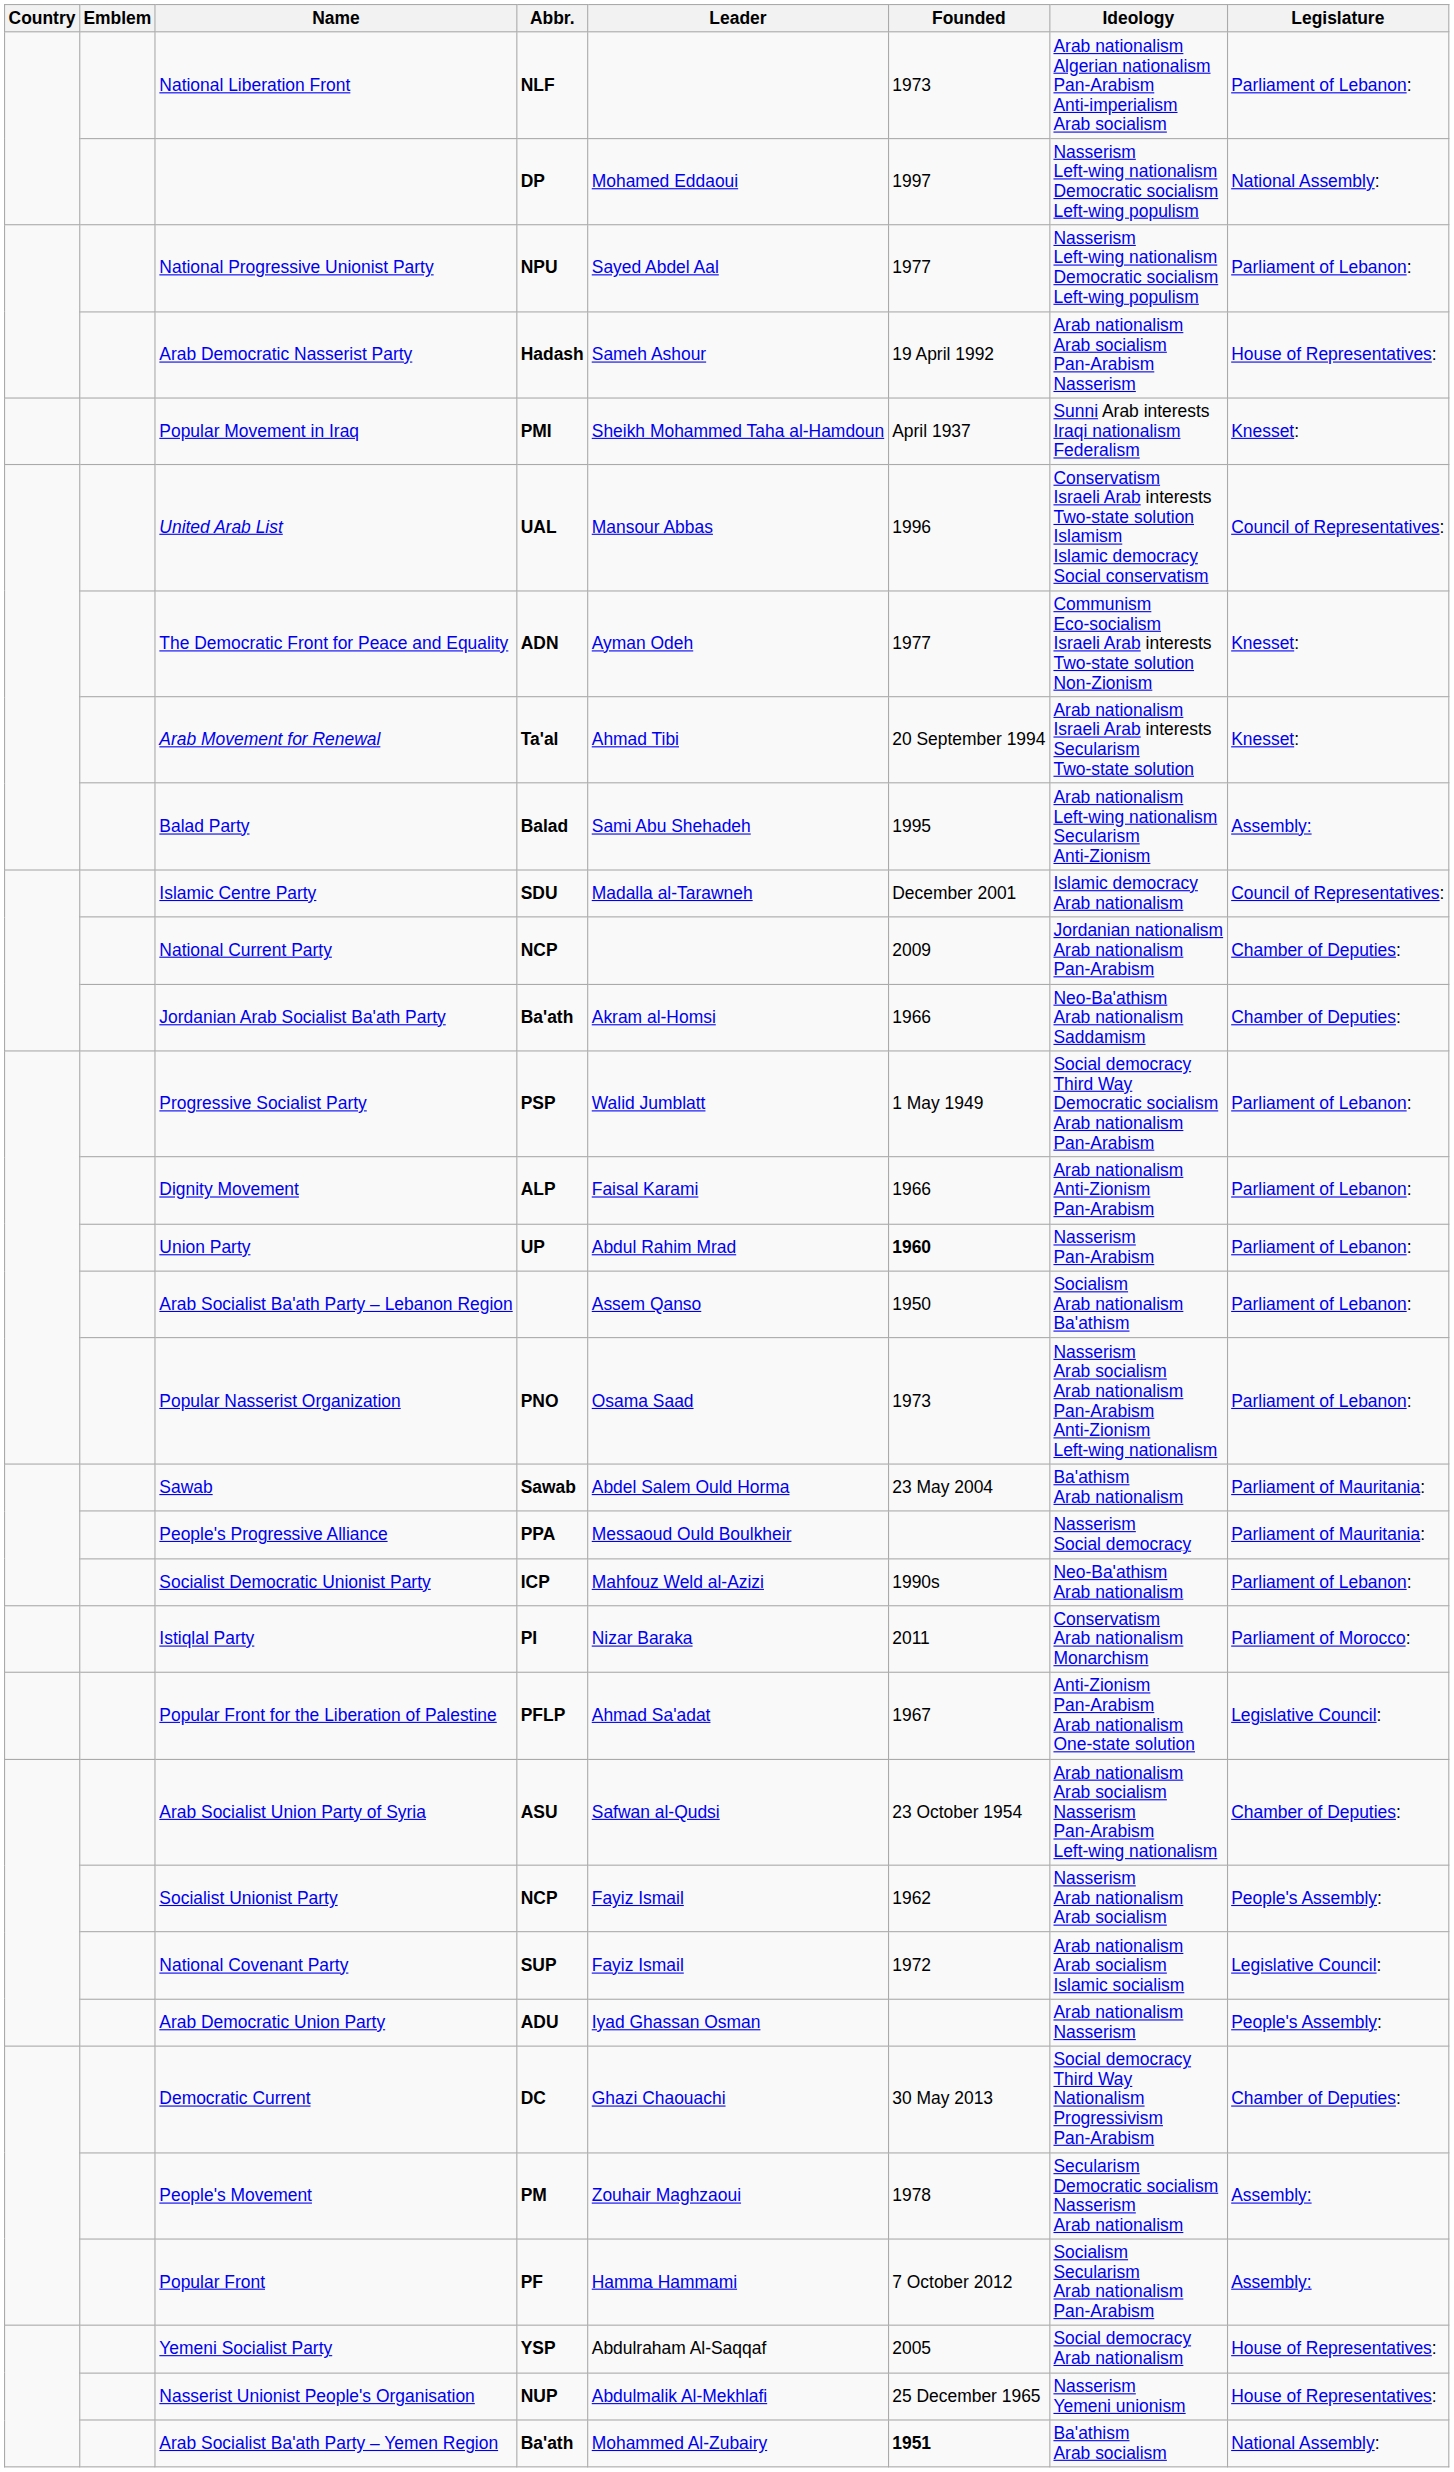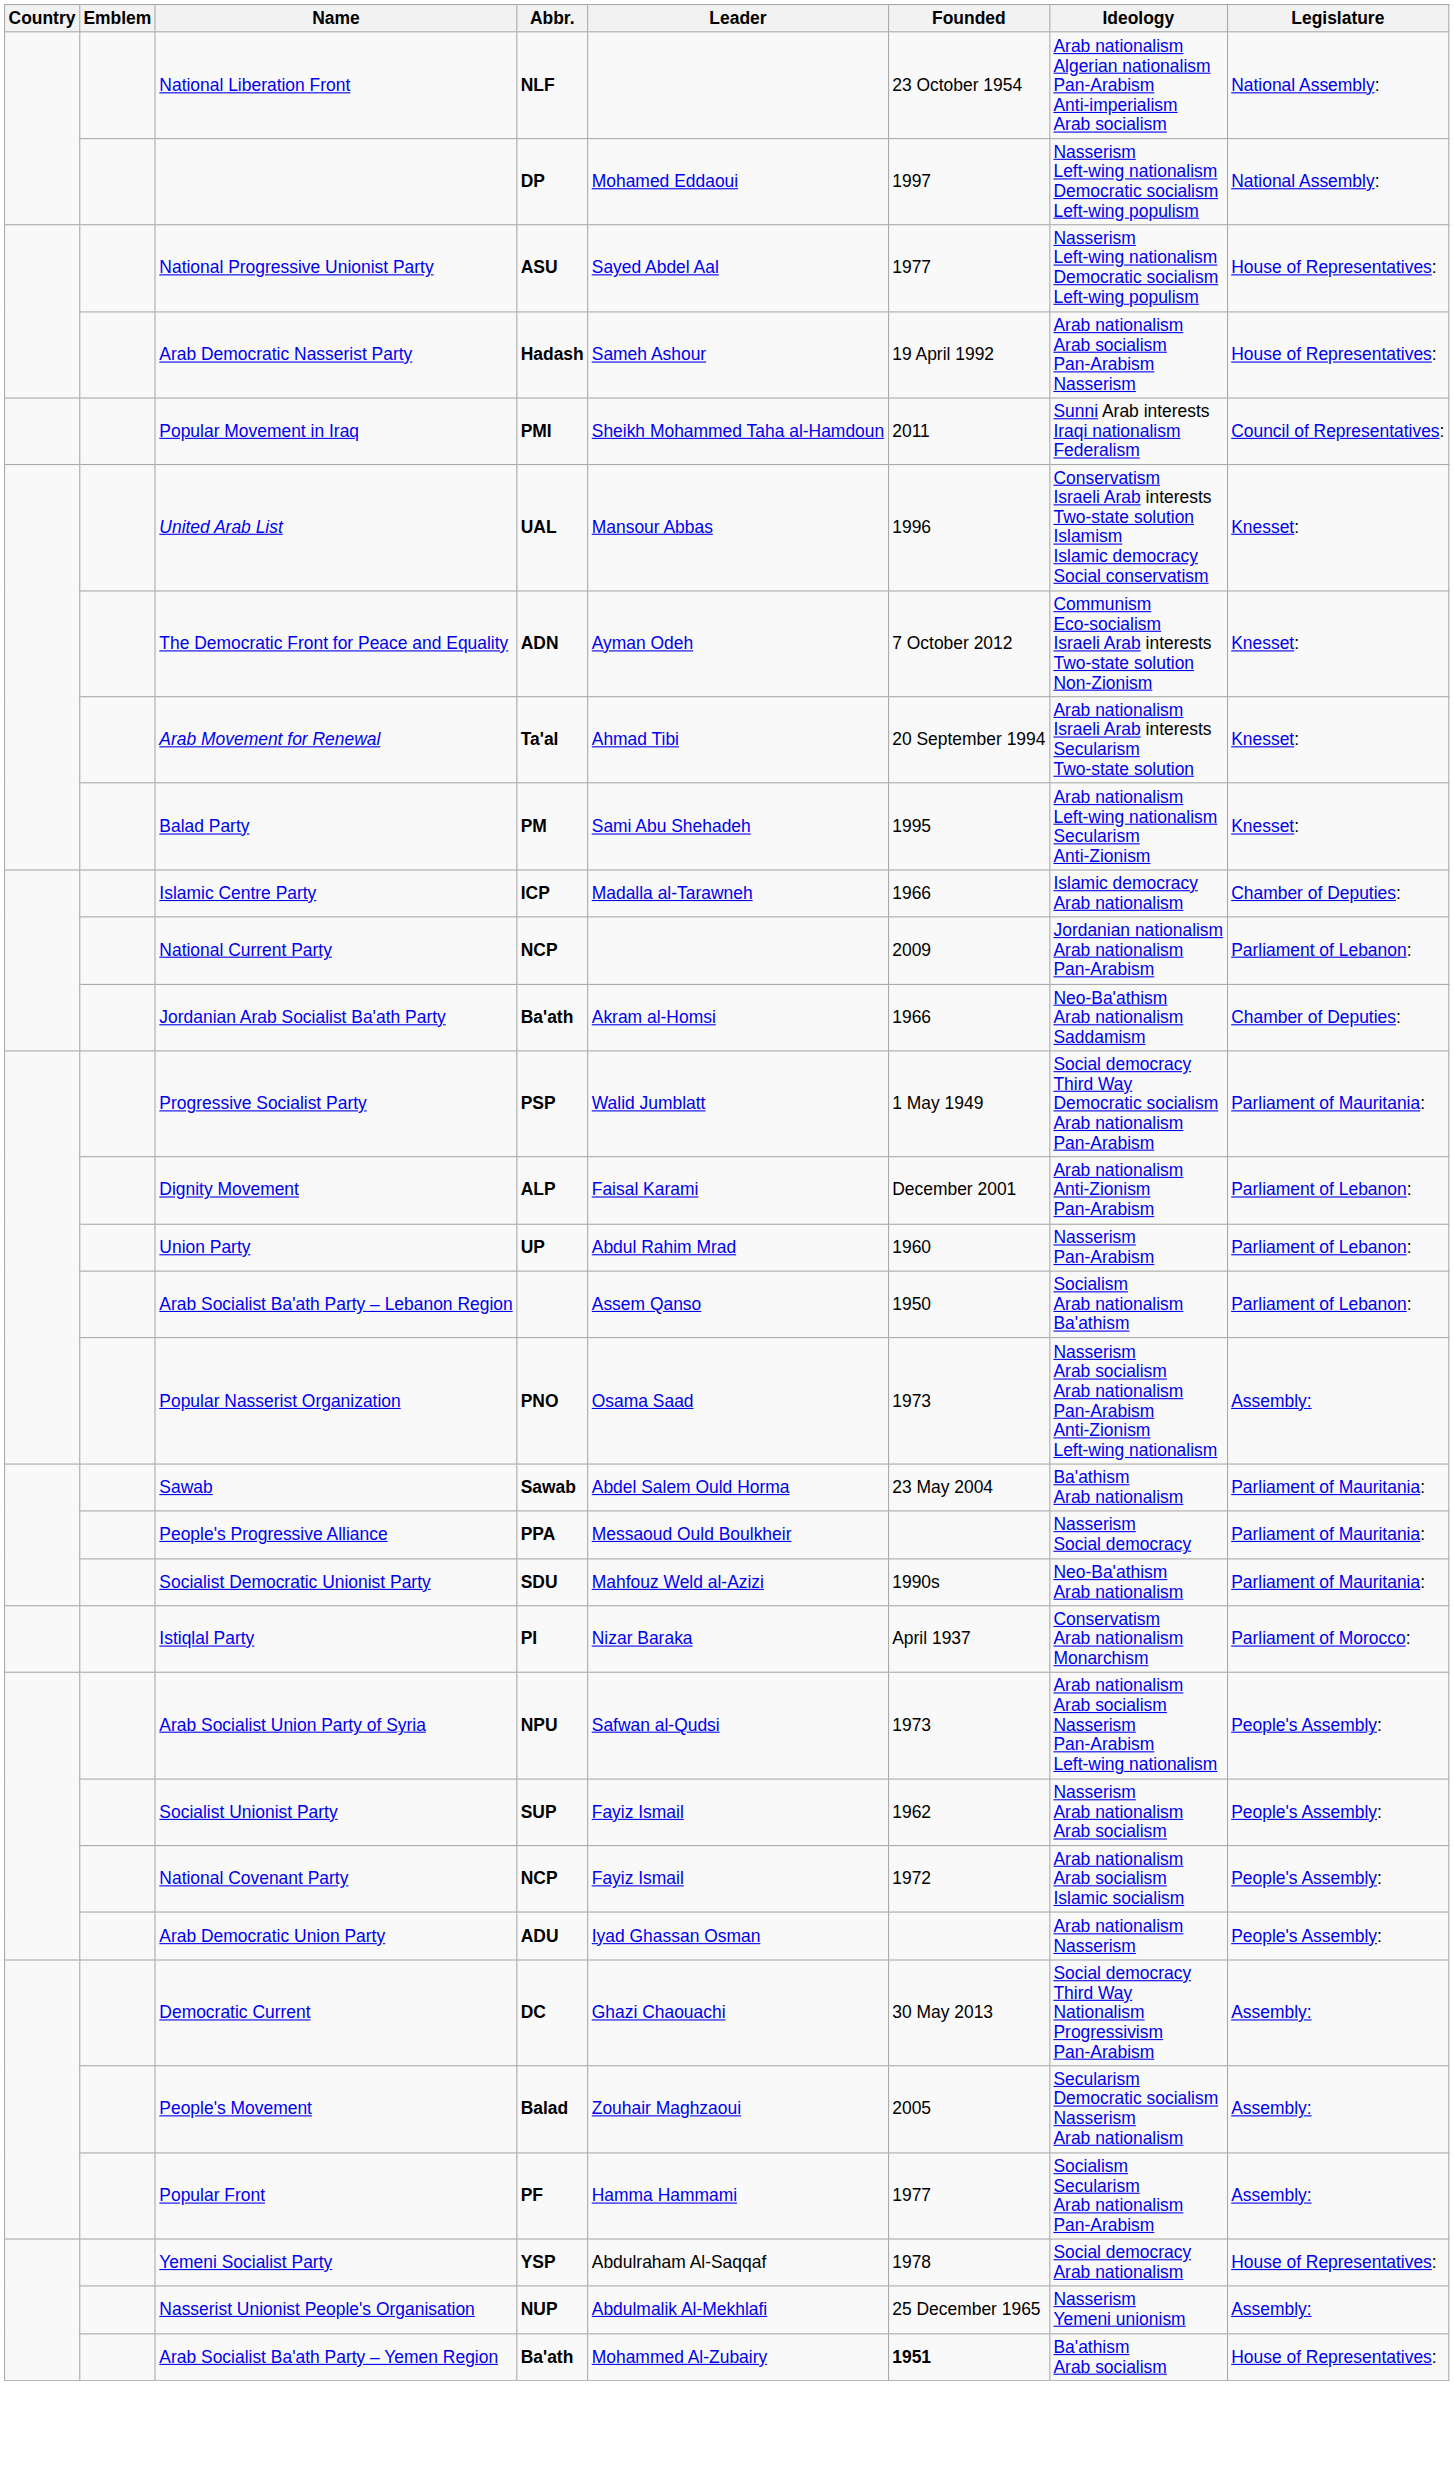(912, 85) 1973 -> (957, 85) 23 October 1954
(1321, 85) Parliament of Lebanon: -> (1305, 85) National Assembly:
(539, 268) NPU -> (539, 268) ASU
(1321, 268) Parliament of Lebanon: -> (1334, 268) House of Representatives:
(931, 431) April 1937 -> (911, 431) 2011
(1265, 431) Knesset: -> (1338, 431) Council of Representatives:
(1338, 527) Council of Representatives: -> (1265, 527) Knesset:
(912, 643) 1977 -> (952, 643) 7 October 2012
(544, 826) Balad -> (534, 826) PM
(1271, 826) Assembly: -> (1265, 826) Knesset:
(539, 893) SDU -> (535, 893) ICP
(954, 893) December 2001 -> (912, 893) 1966
(1338, 893) Council of Representatives: -> (1316, 893) Chamber of Deputies:
(1316, 950) Chamber of Deputies: -> (1321, 950) Parliament of Lebanon:
(1321, 1103) Parliament of Lebanon: -> (1328, 1103) Parliament of Mauritania:
(912, 1190) 1966 -> (954, 1190) December 2001
(912, 1247) bold -> (912, 1247) normal
(1321, 1400) Parliament of Lebanon: -> (1271, 1400) Assembly:
(535, 1581) ICP -> (539, 1581) SDU
(1321, 1581) Parliament of Lebanon: -> (1328, 1581) Parliament of Mauritania:
(911, 1639) 2011 -> (931, 1639) April 1937
- row: (328, 1715)
(539, 1812) ASU -> (539, 1725) NPU
(957, 1812) 23 October 1954 -> (912, 1725) 1973
(1316, 1812) Chamber of Deputies: -> (1307, 1725) People's Assembly:
(539, 1898) NCP -> (539, 1812) SUP
(539, 1965) SUP -> (539, 1878) NCP
(1306, 1965) Legislative Council: -> (1307, 1878) People's Assembly:
(1316, 2099) Chamber of Deputies: -> (1271, 2012) Assembly:
(534, 2195) PM -> (544, 2109) Balad
(912, 2195) 1978 -> (912, 2109) 2005
(952, 2282) 7 October 2012 -> (912, 2195) 1977
(912, 2349) 2005 -> (912, 2262) 1978
(1334, 2396) House of Representatives: -> (1271, 2309) Assembly:
(1305, 2443) National Assembly: -> (1334, 2357) House of Representatives:
